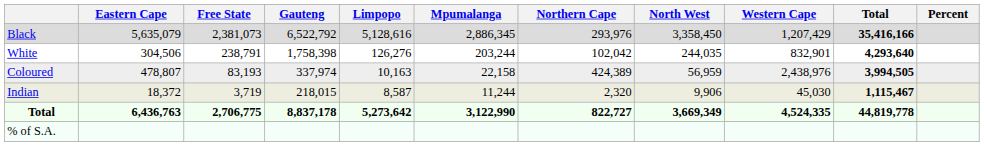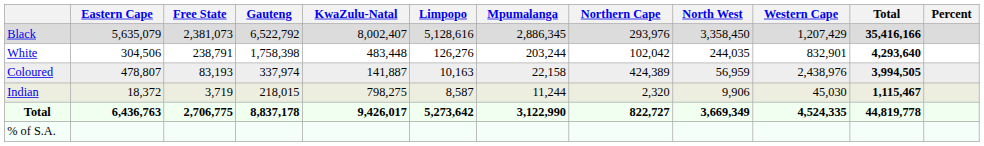+ column: (356, 14)
